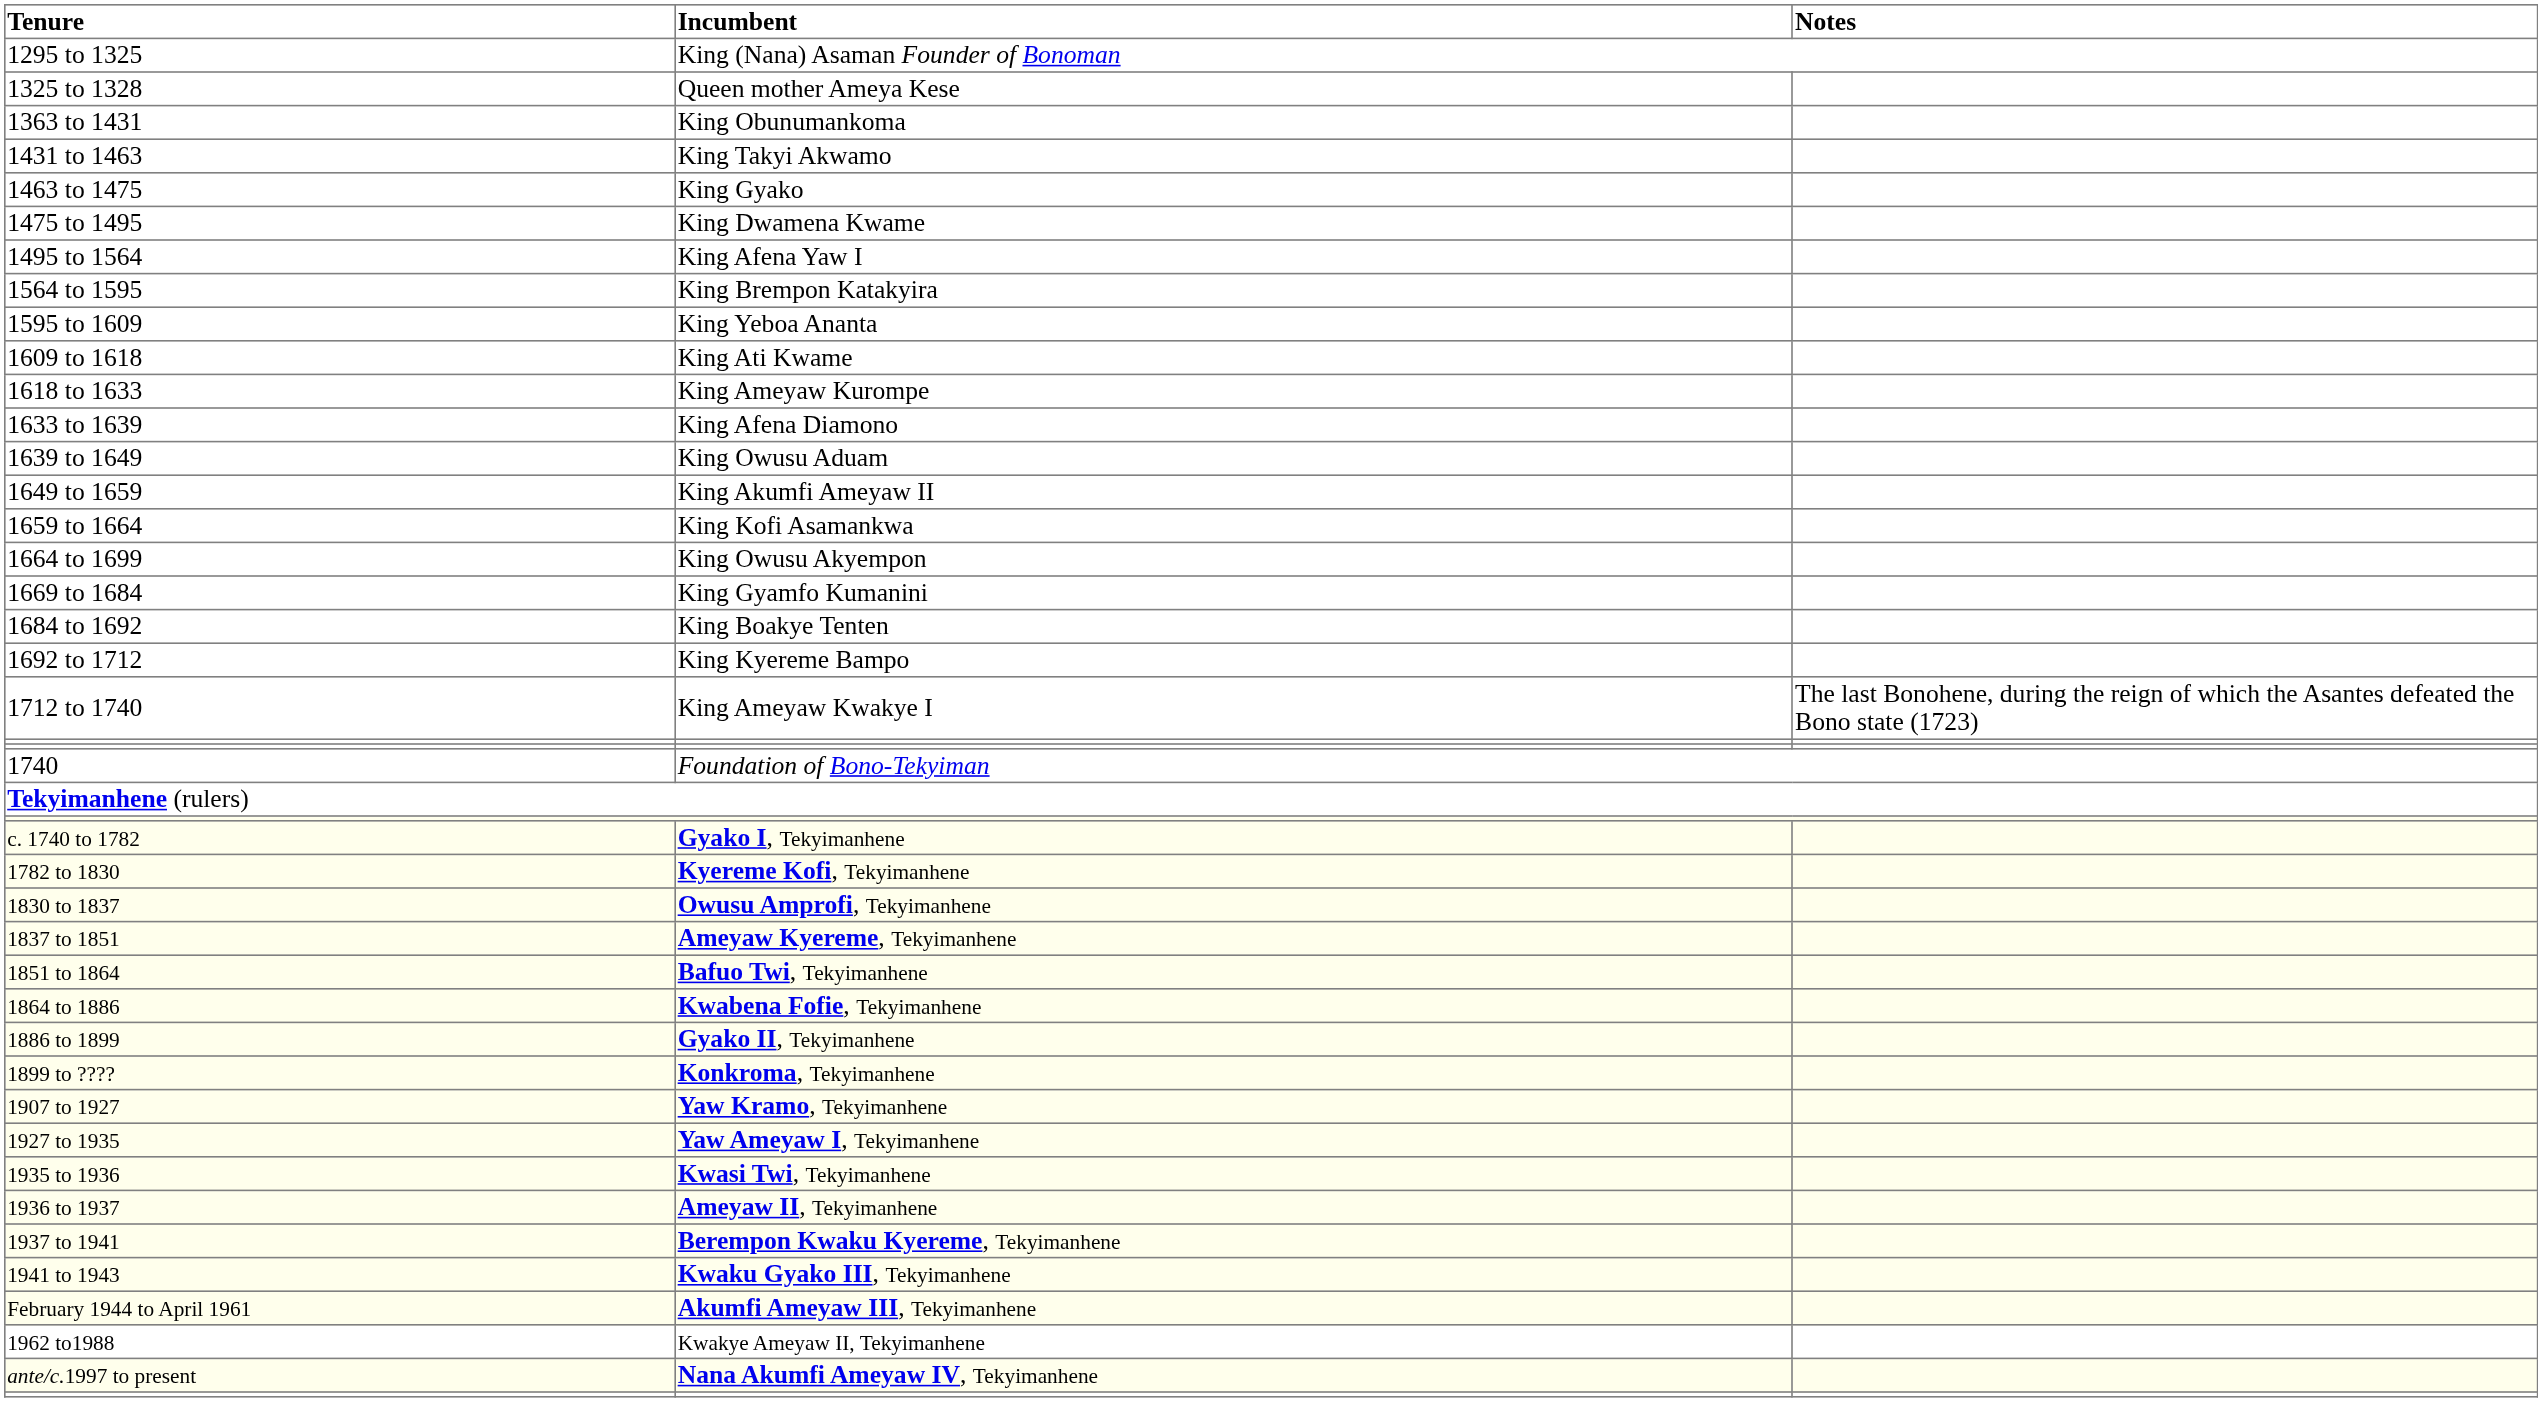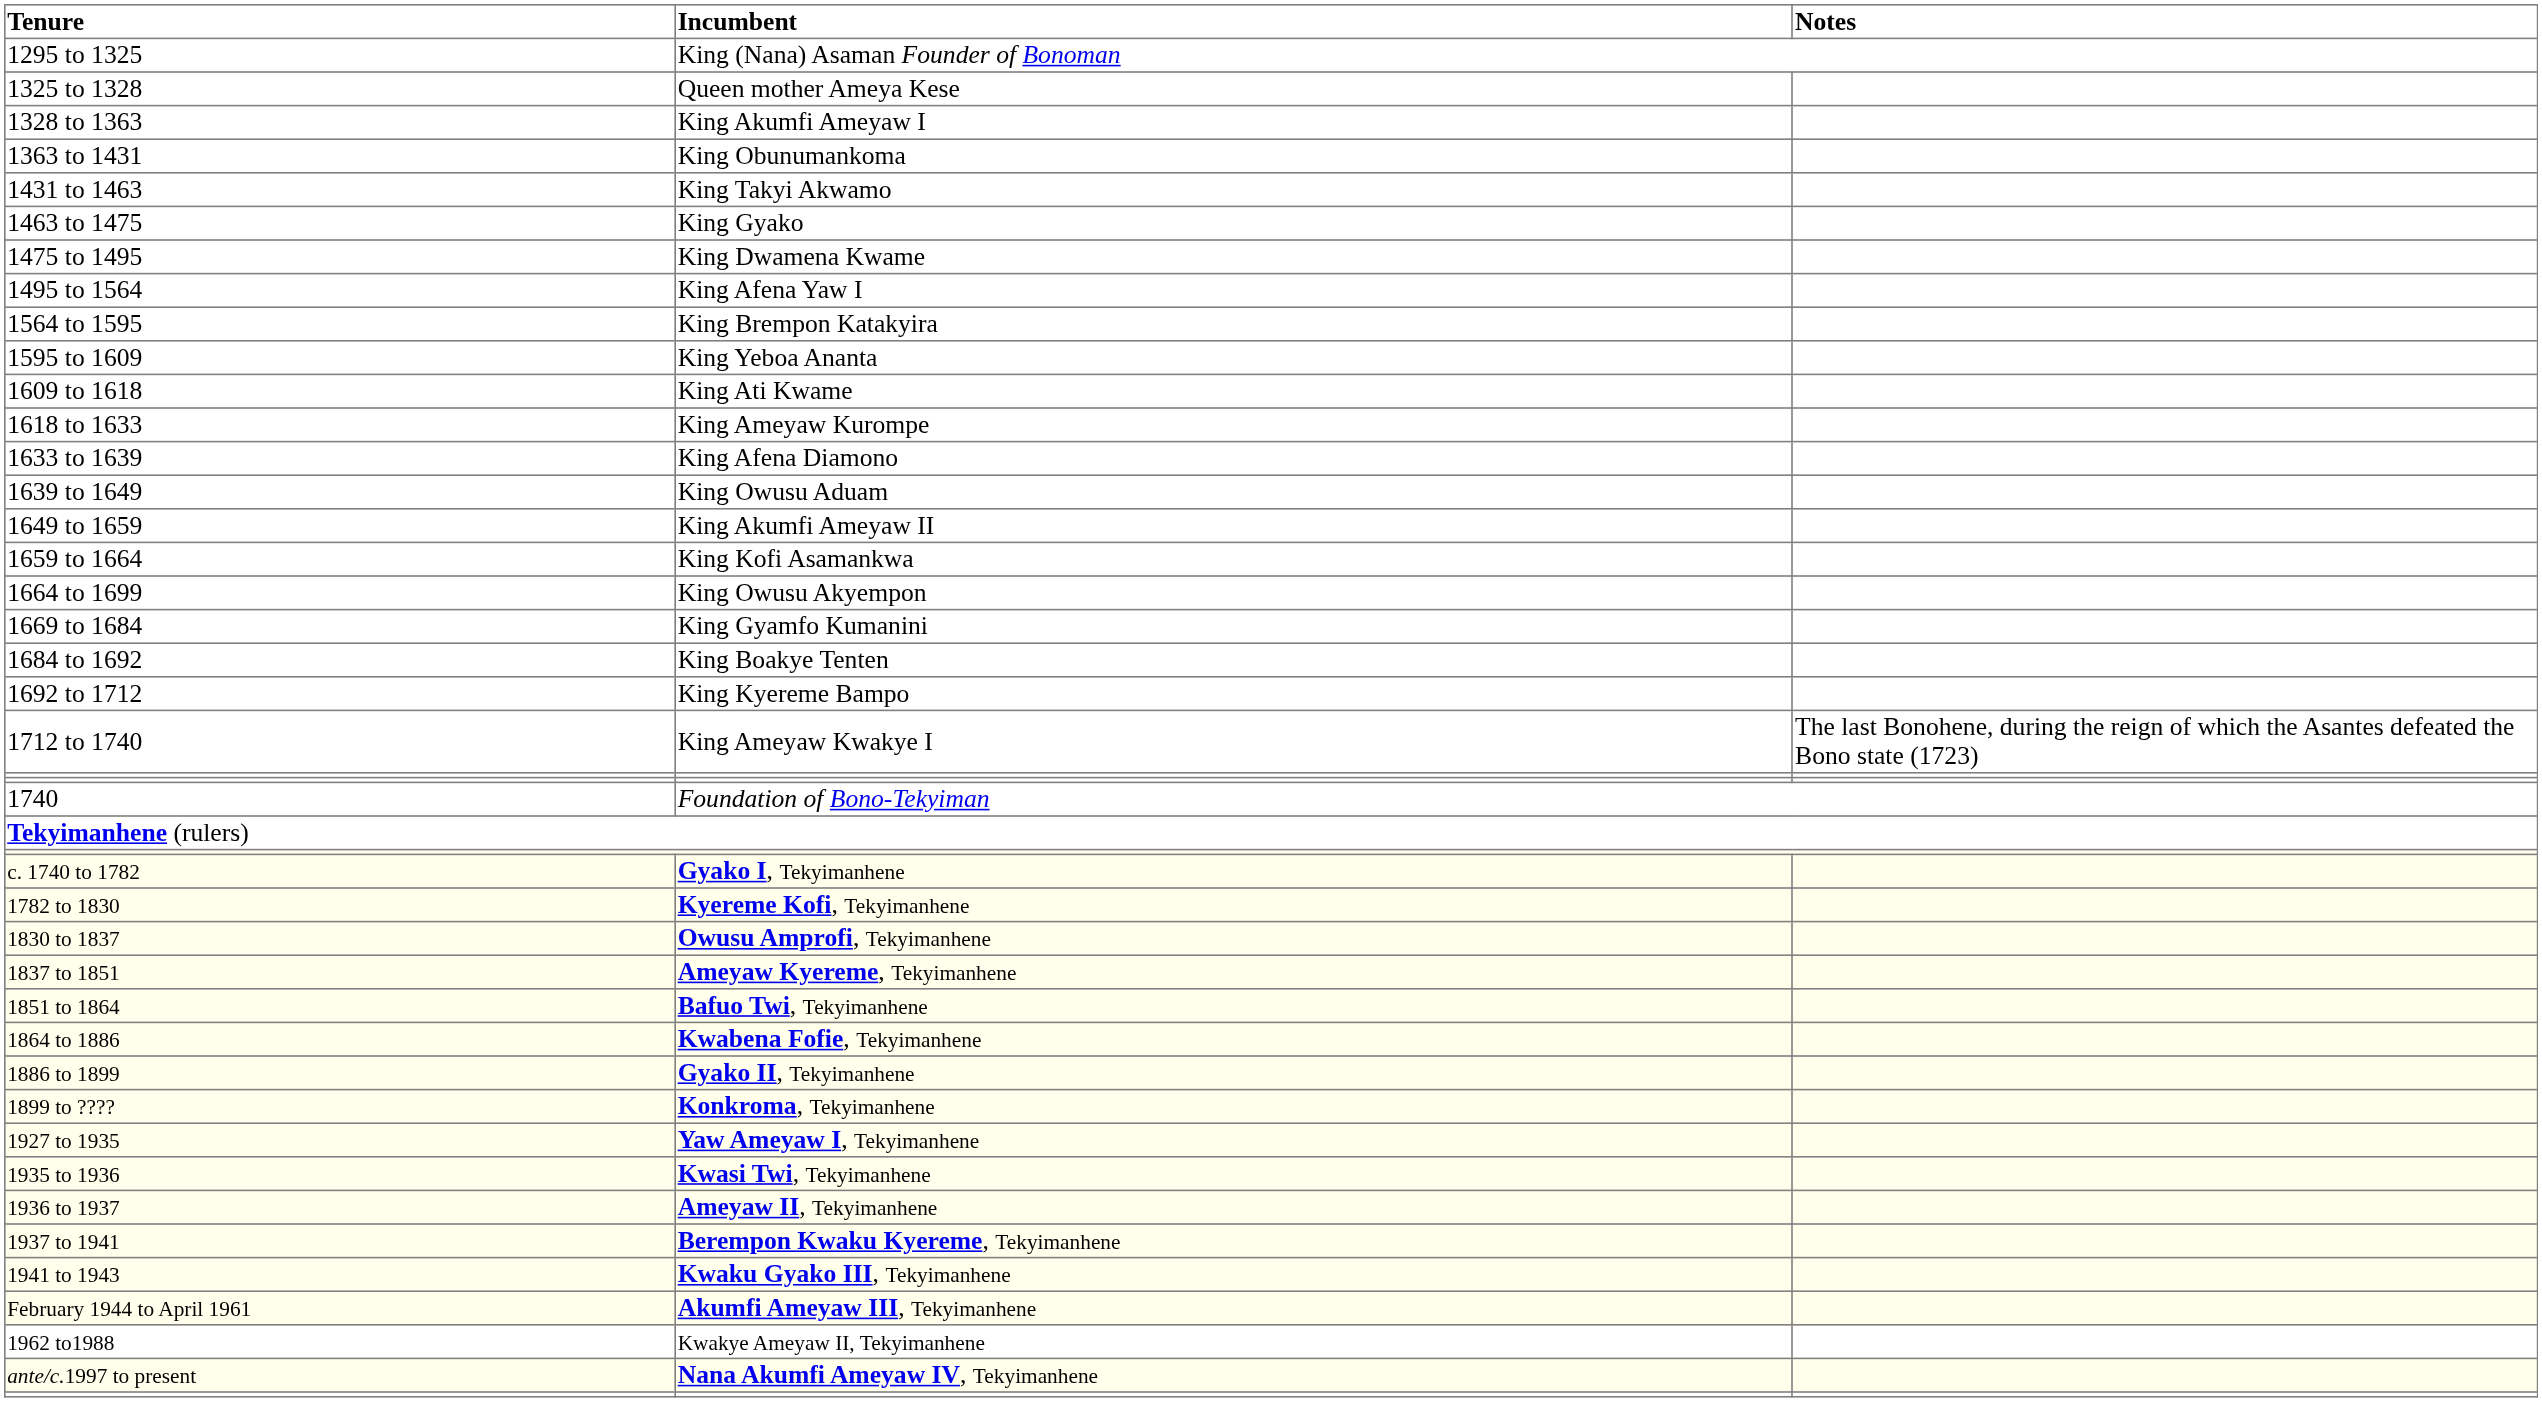+ row: (75, 122)
- row: (63, 1107)
